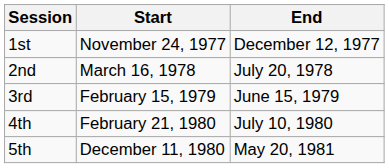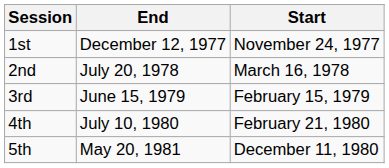columns swapped: (153, 17) <-> (307, 17)
